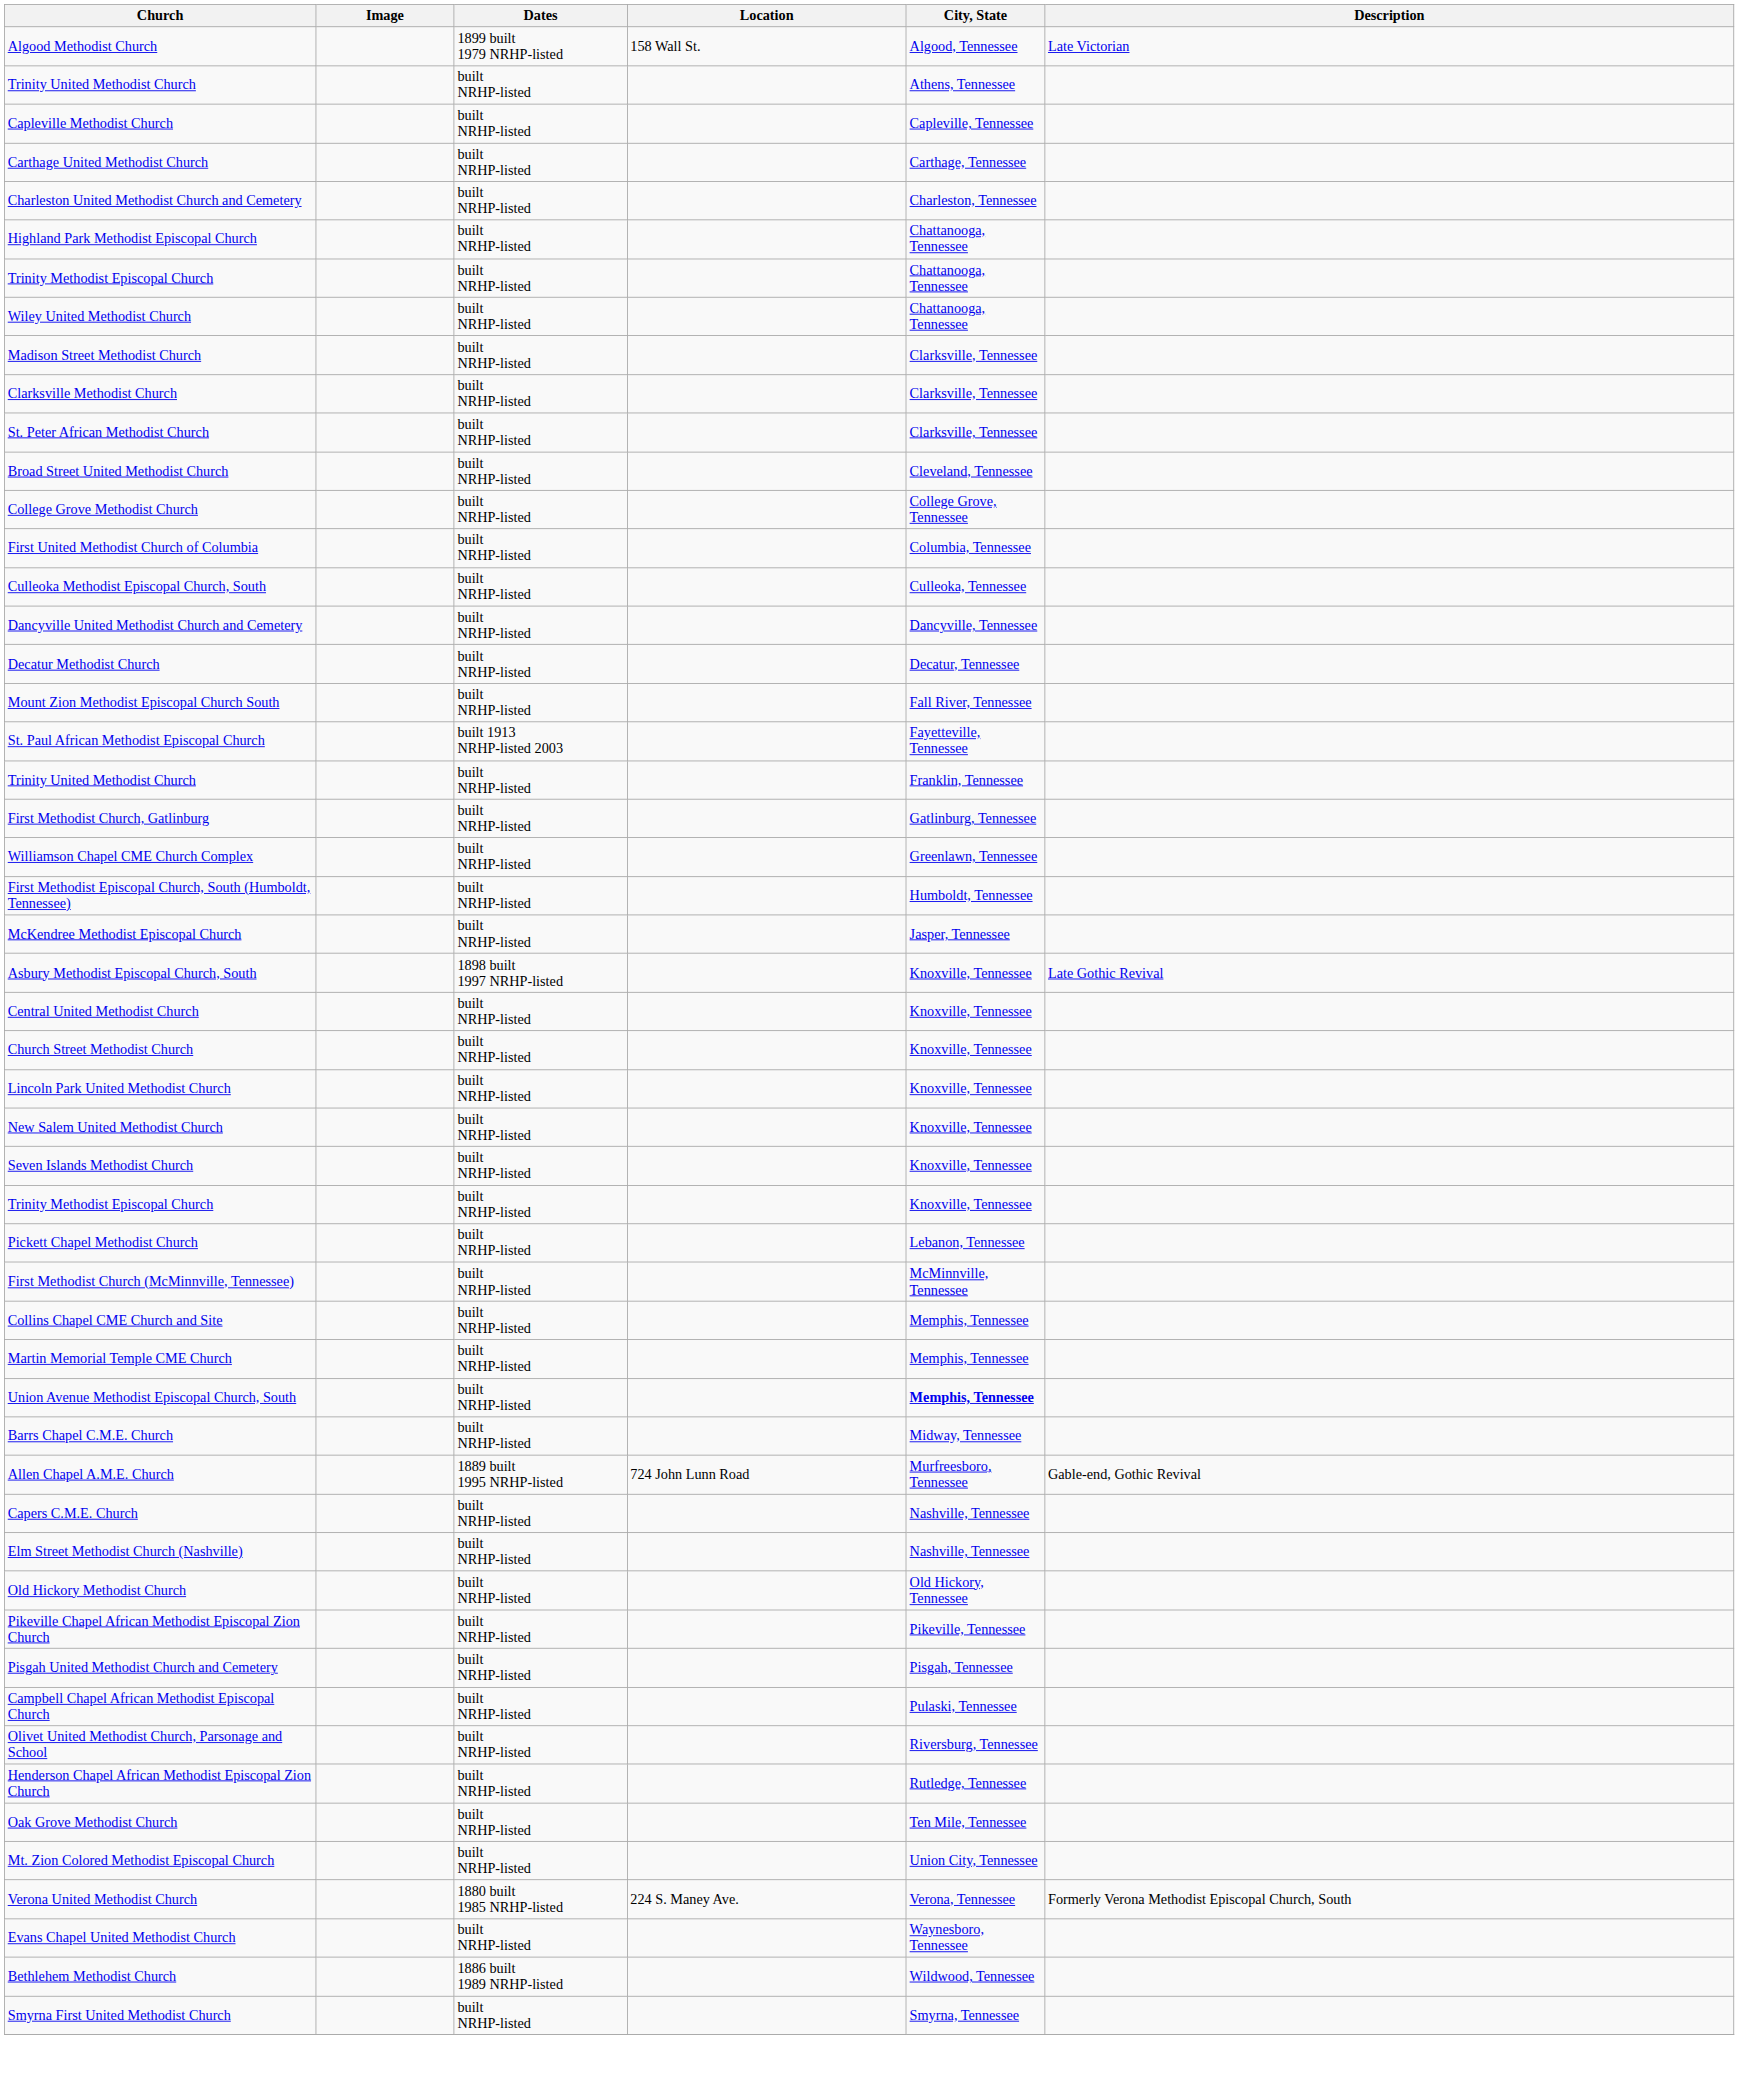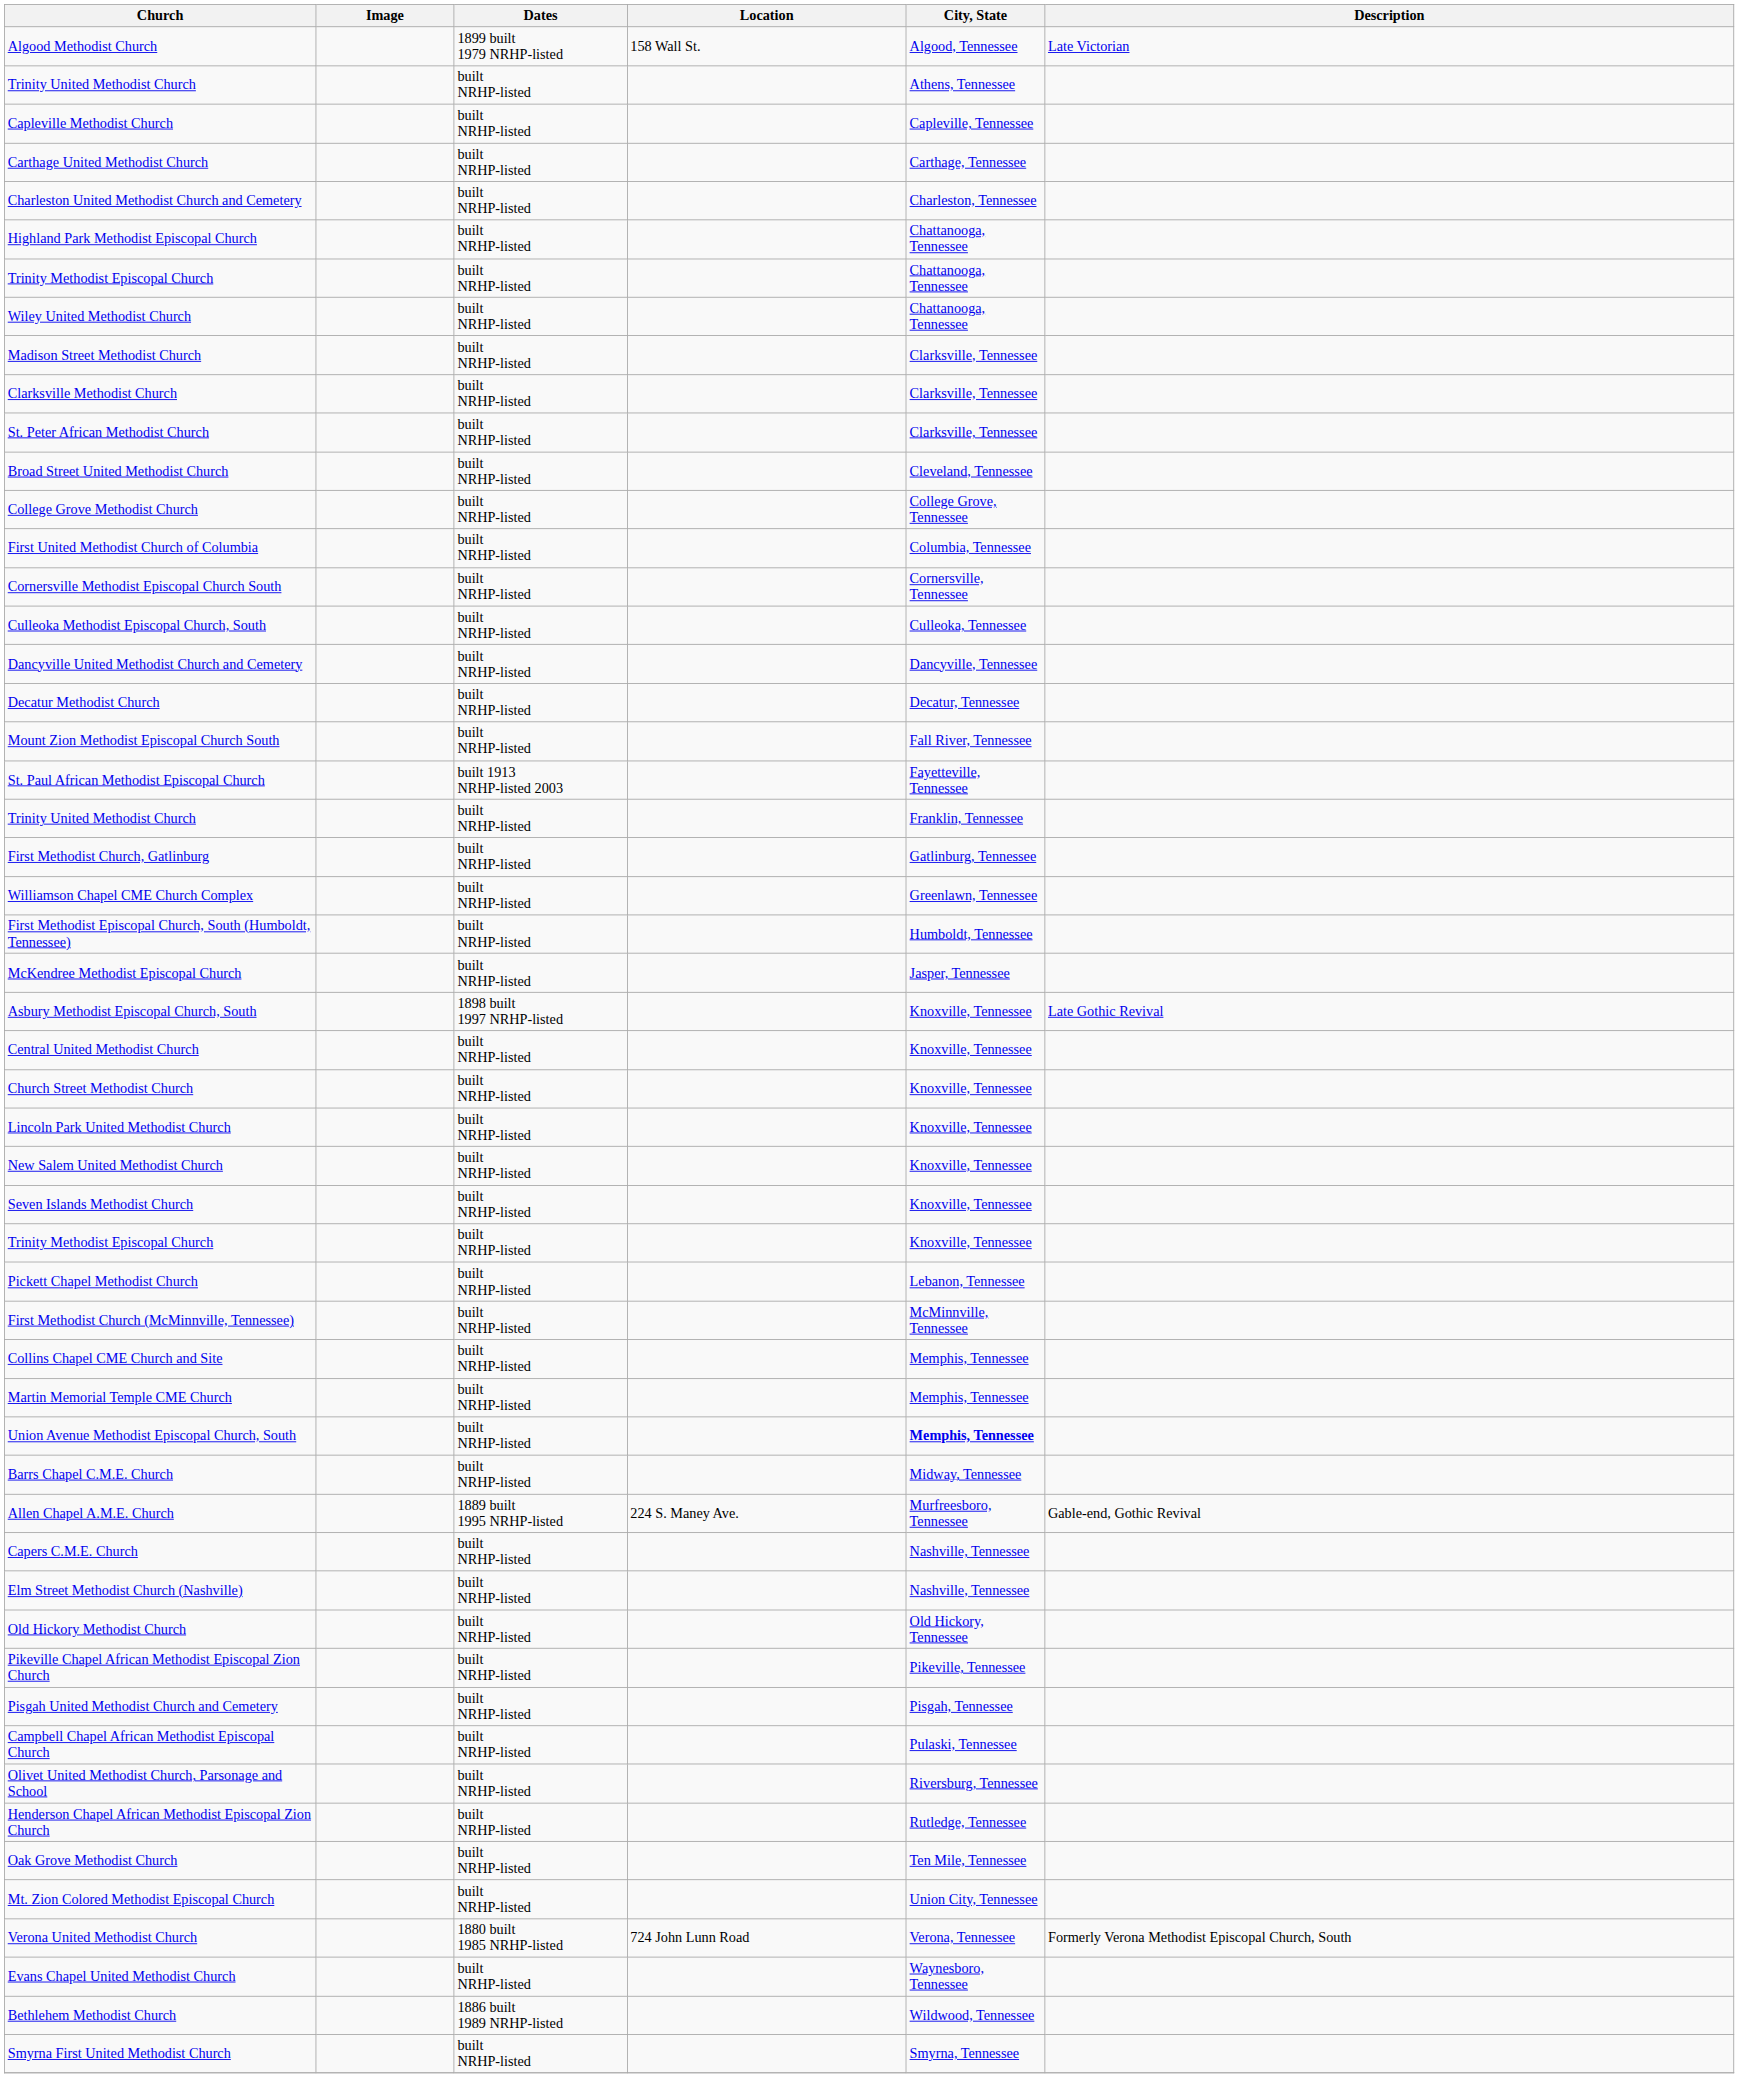+ row: (145, 586)
(690, 1474) 724 John Lunn Road -> (685, 1513) 224 S. Maney Ave.
(685, 1899) 224 S. Maney Ave. -> (690, 1937) 724 John Lunn Road
